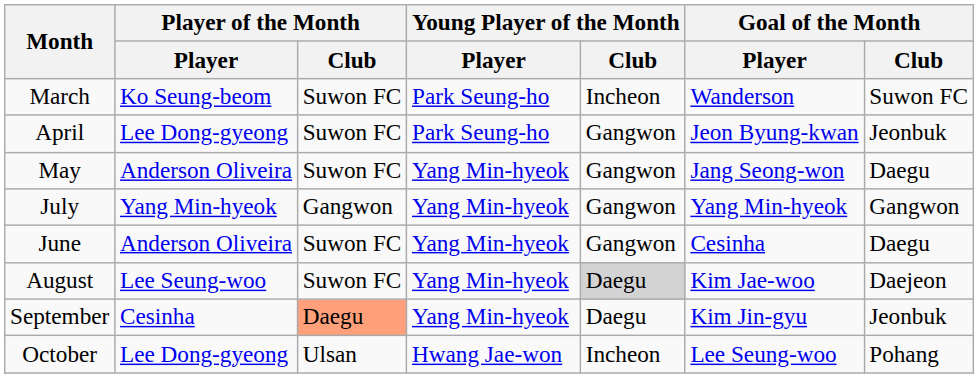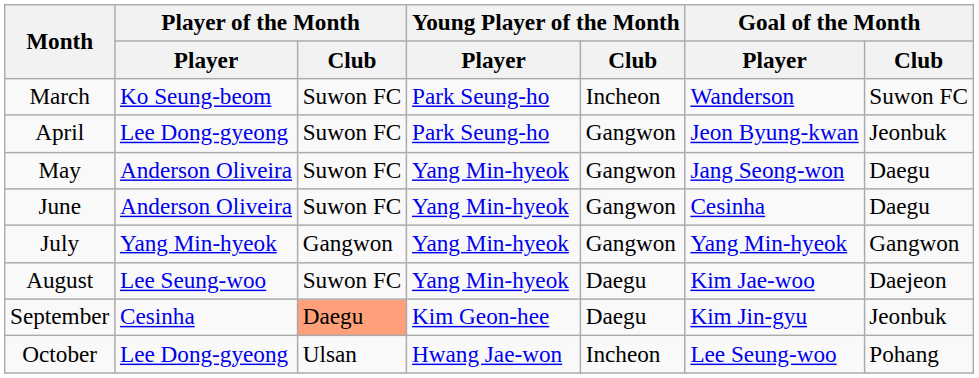rows swapped: (60, 243) <-> (60, 206)
(616, 280) lightgrey background -> (616, 280) no background
(490, 317) Yang Min-hyeok -> (481, 317) Kim Geon-hee
